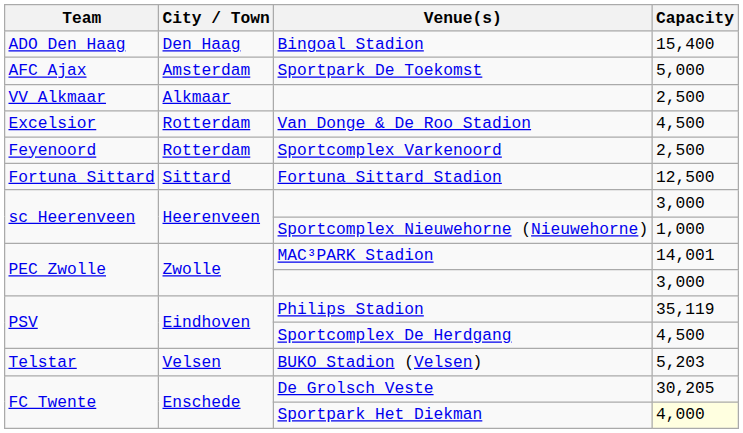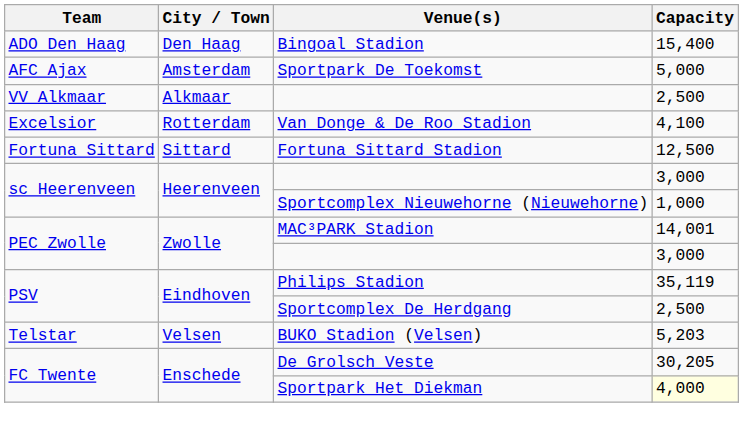(680, 124) 4,500 -> (680, 124) 4,100
- row: (52, 150)
(680, 336) 4,500 -> (680, 309) 2,500
